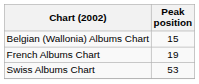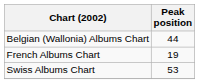(173, 39) 15 -> (173, 39) 44
